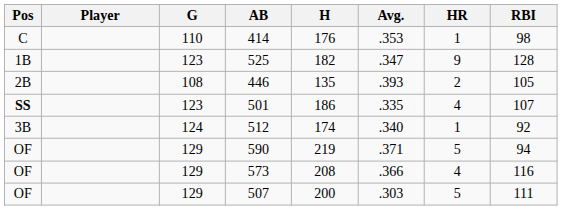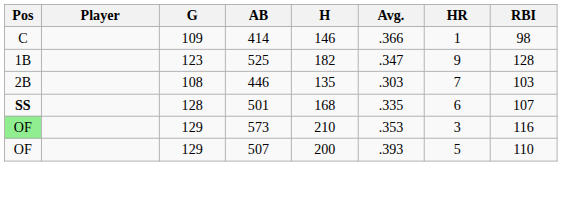(192, 37) 110 -> (192, 37) 109
(325, 37) 176 -> (325, 37) 146
(391, 37) .353 -> (391, 37) .366
(391, 82) .393 -> (391, 82) .303
(457, 82) 2 -> (457, 82) 7
(523, 82) 105 -> (523, 82) 103
(192, 104) 123 -> (192, 104) 128
(325, 104) 186 -> (325, 104) 168
(457, 104) 4 -> (457, 104) 6
- row: (258, 127)
- row: (258, 149)
(23, 171) no background -> (23, 127) lightgreen background
(325, 171) 208 -> (325, 127) 210
(391, 171) .366 -> (391, 127) .353
(457, 171) 4 -> (457, 127) 3
(391, 194) .303 -> (391, 149) .393
(523, 194) 111 -> (523, 149) 110
